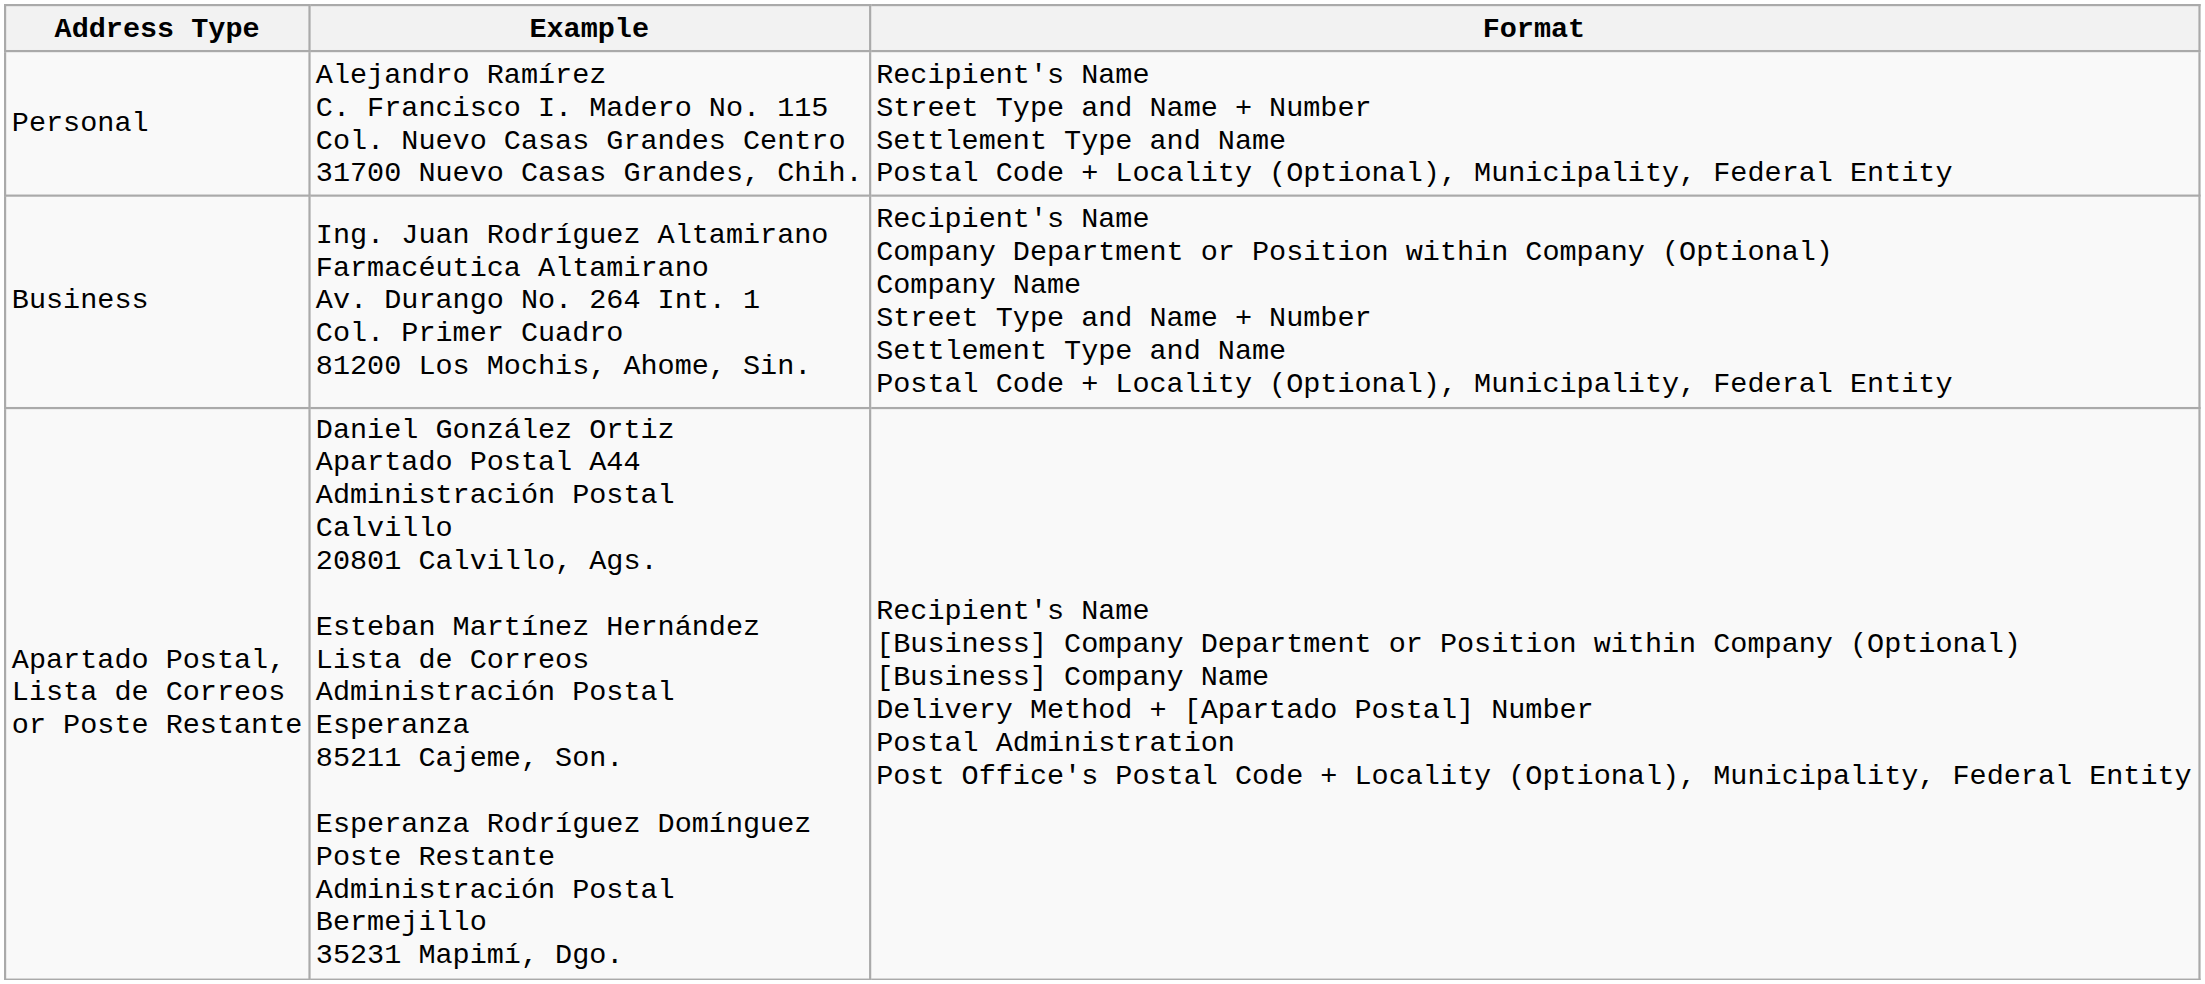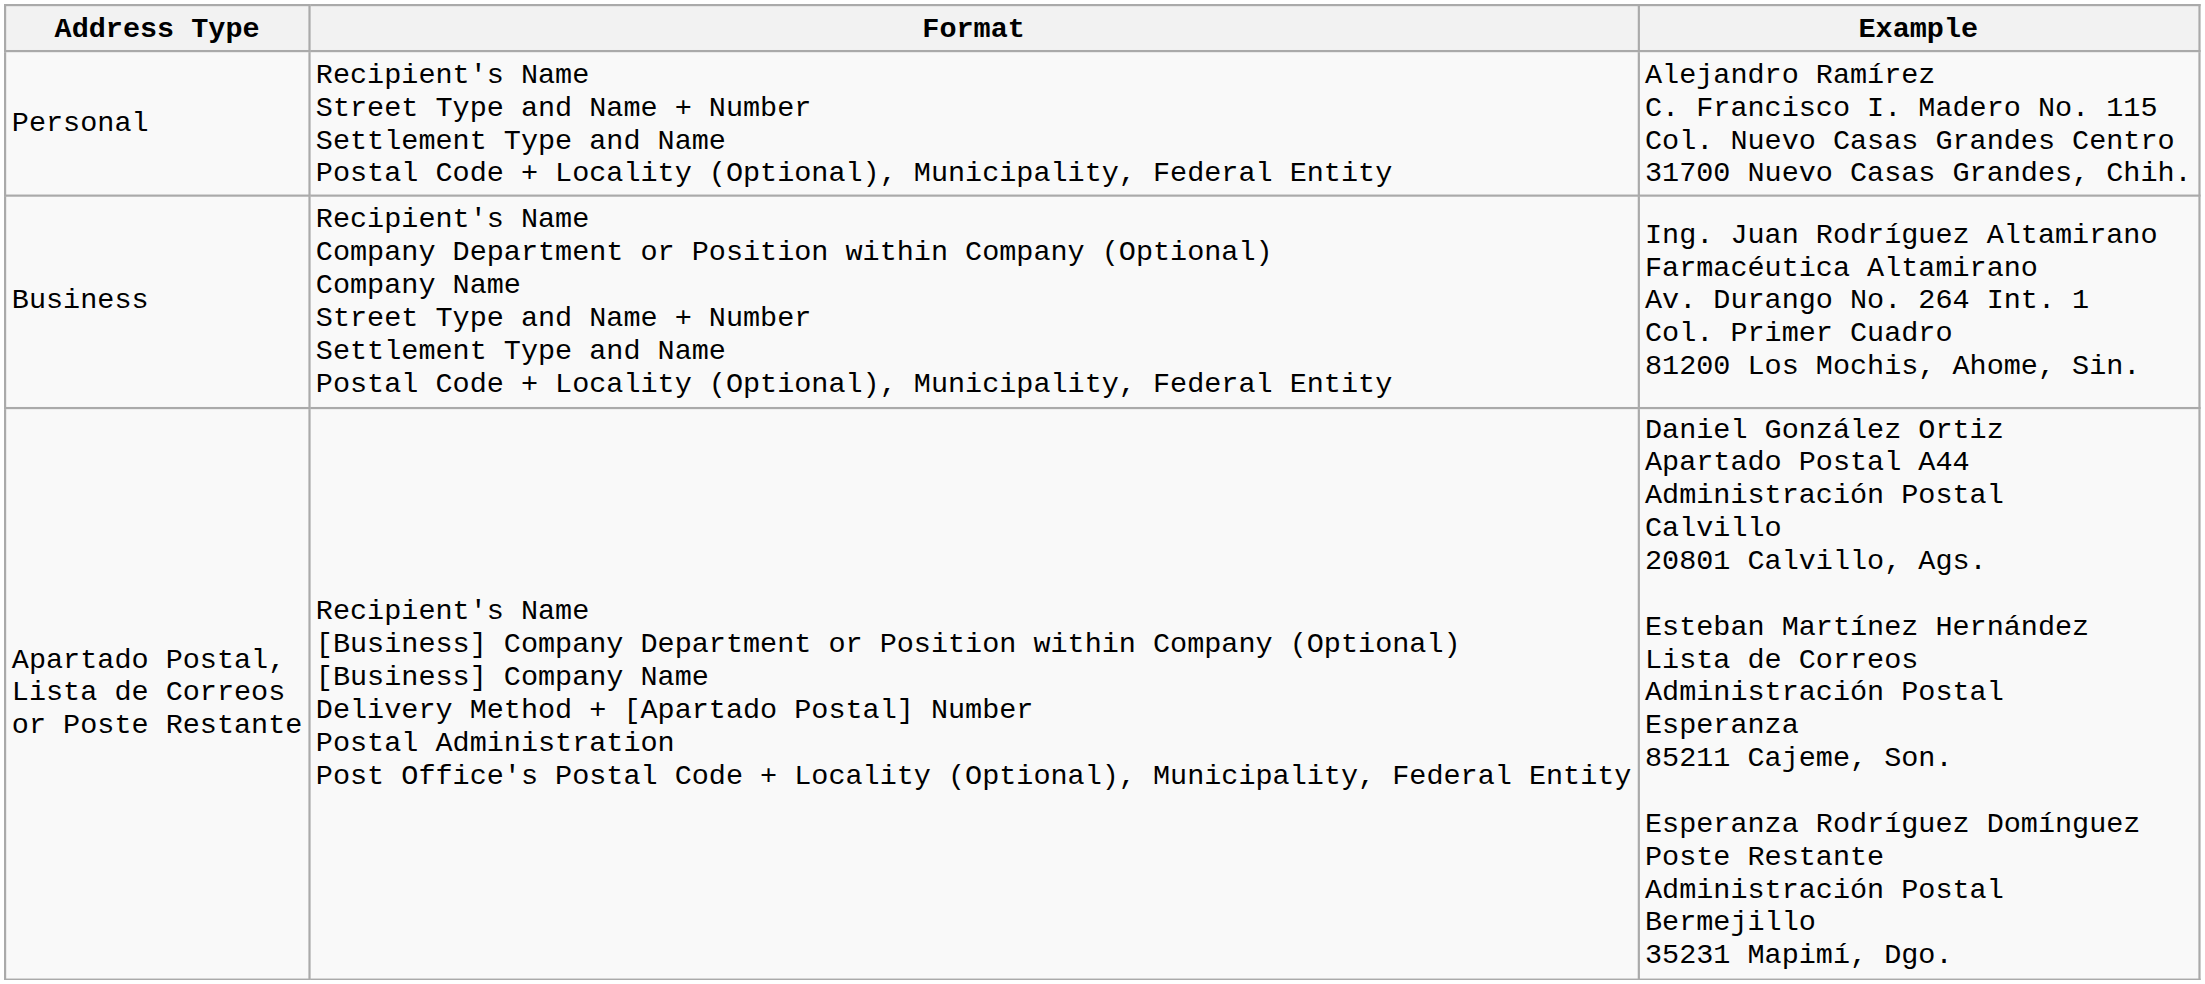columns swapped: (1534, 28) <-> (589, 28)
